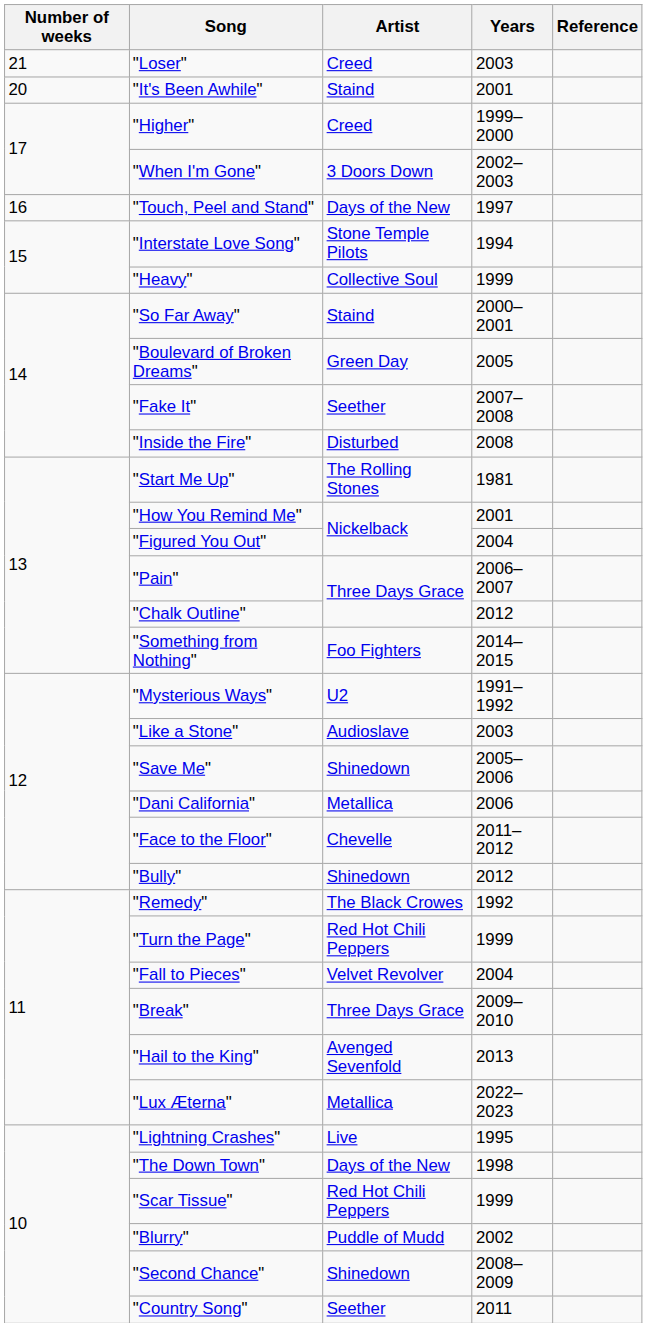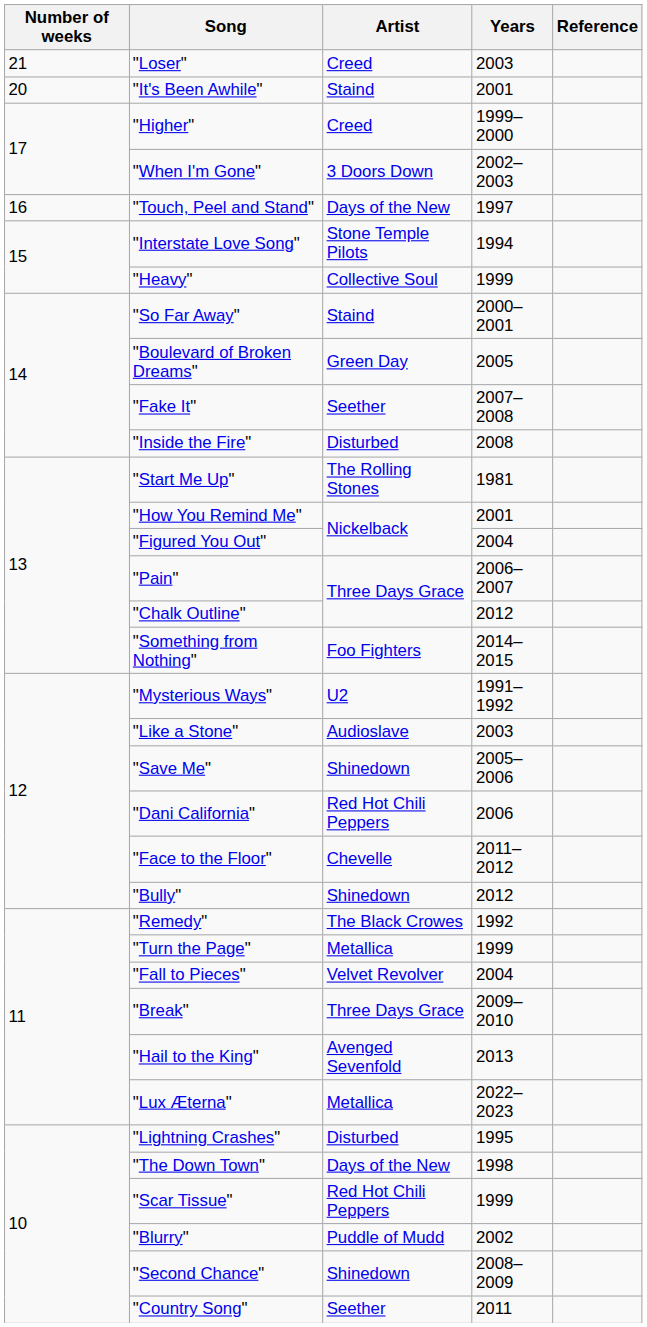(360, 804) Metallica -> (376, 813) Red Hot Chili Peppers
(376, 939) Red Hot Chili Peppers -> (360, 948) Metallica
(342, 1138) Live -> (363, 1138) Disturbed
